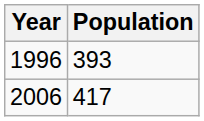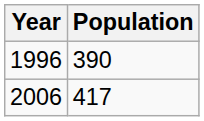(92, 60) 393 -> (92, 60) 390
